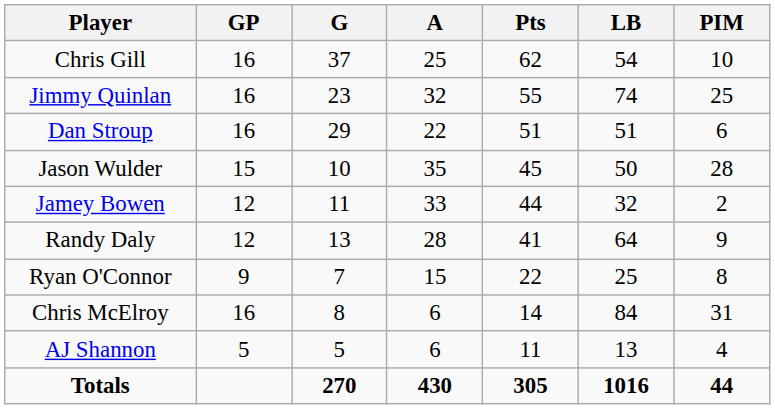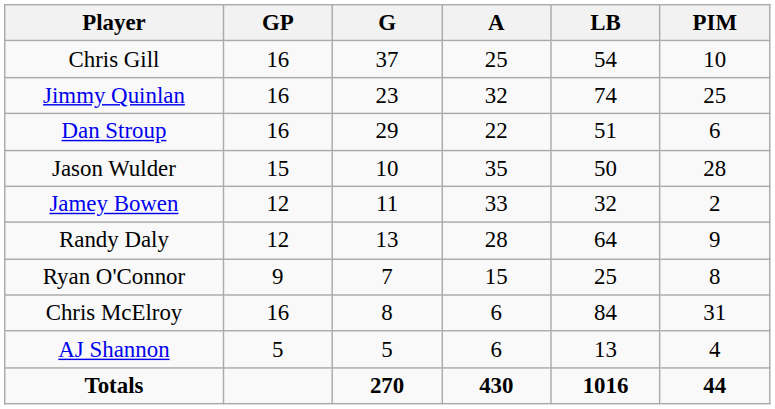- column: (530, 22)
